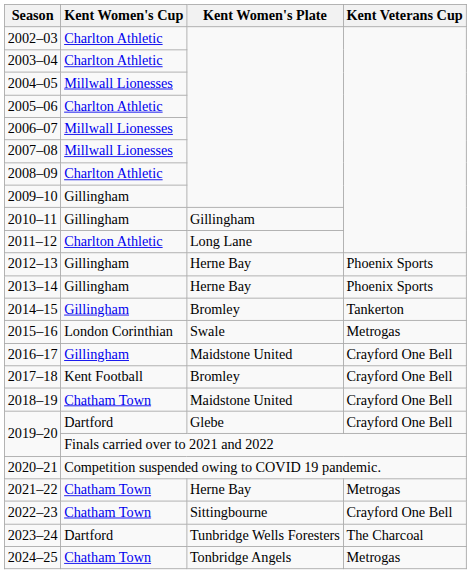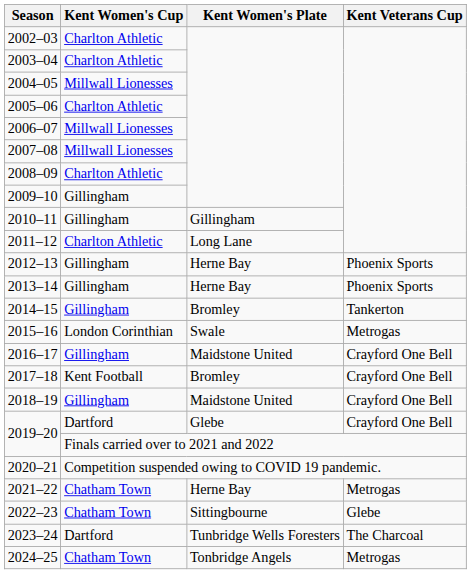(108, 399) Chatham Town -> (97, 399) Gillingham
(399, 512) Crayford One Bell -> (363, 512) Glebe
